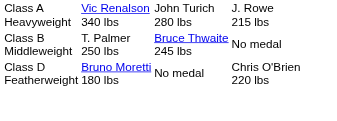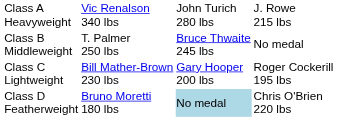+ row: (34, 73)
(179, 73) no background -> (201, 103) lightblue background
